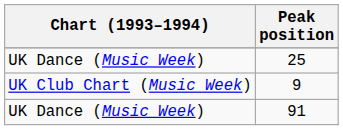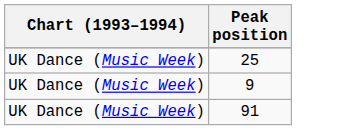(130, 86) UK Club Chart (Music Week) -> (107, 86) UK Dance (Music Week)
